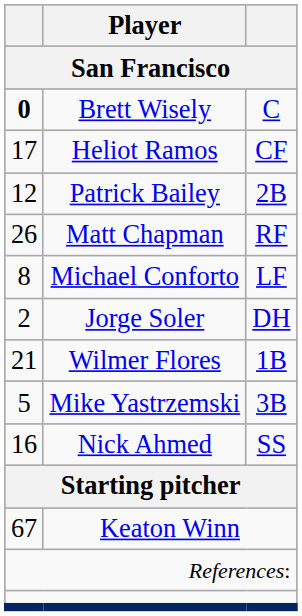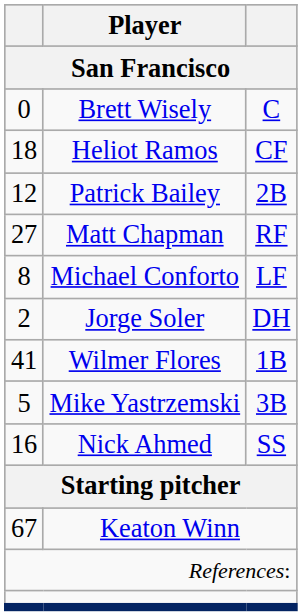(24, 109) bold -> (24, 109) normal
(24, 151) 17 -> (24, 151) 18
(24, 234) 26 -> (24, 234) 27
(24, 360) 21 -> (24, 360) 41
